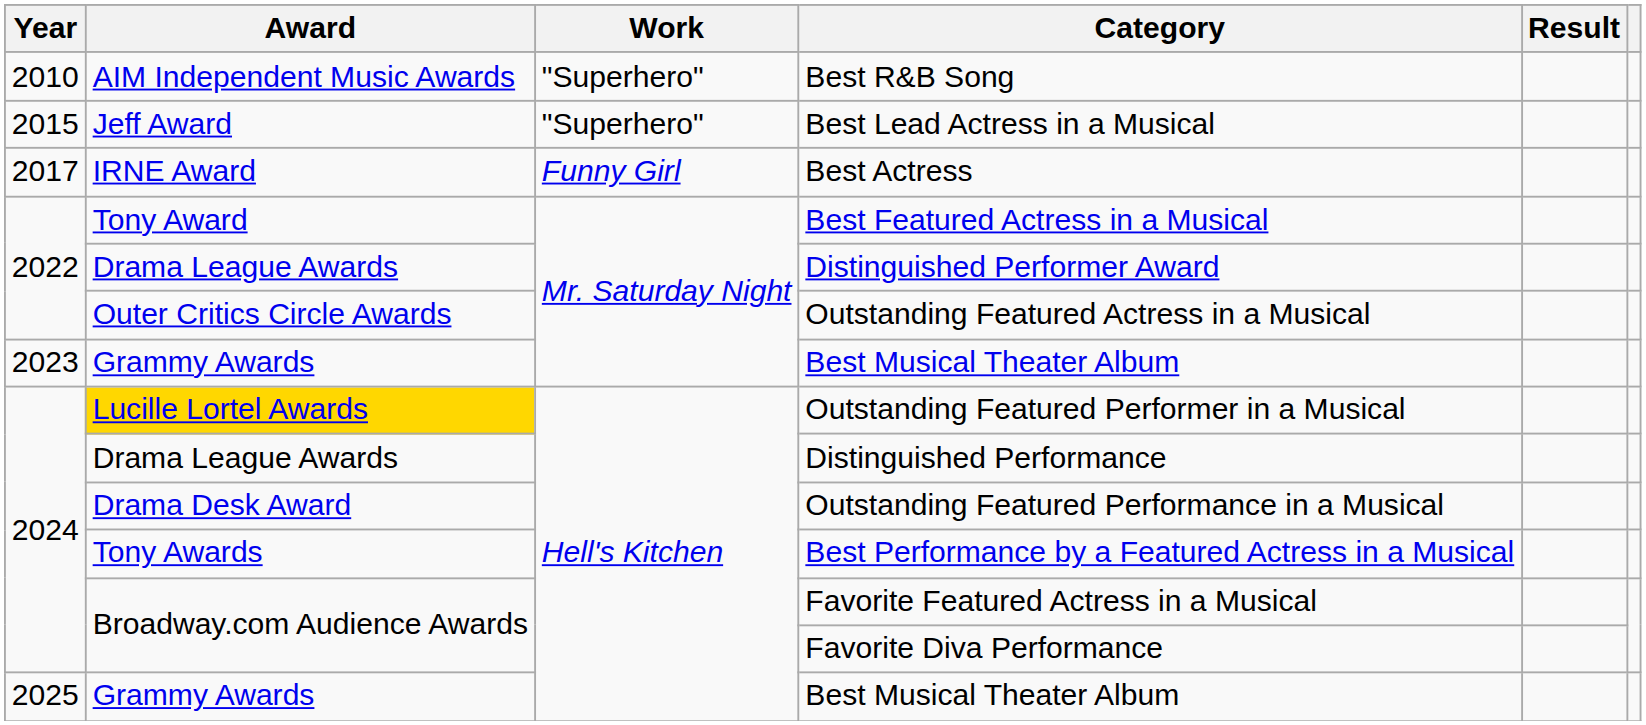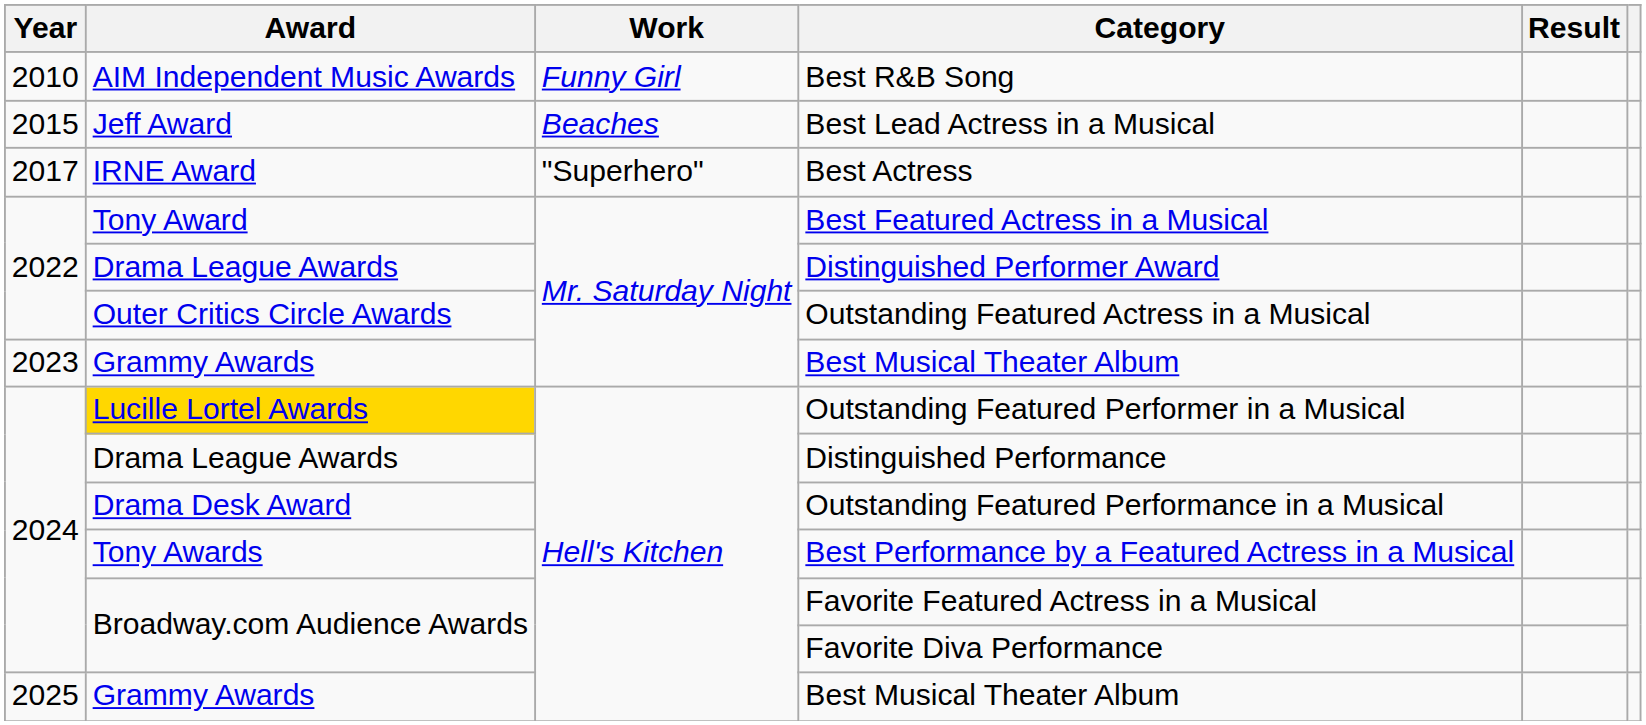(623, 76) "Superhero" -> (611, 76) Funny Girl
(623, 123) "Superhero" -> (600, 123) Beaches
(611, 171) Funny Girl -> (623, 171) "Superhero"
